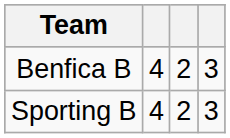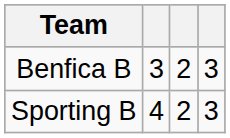(156, 68) 4 -> (156, 68) 3
